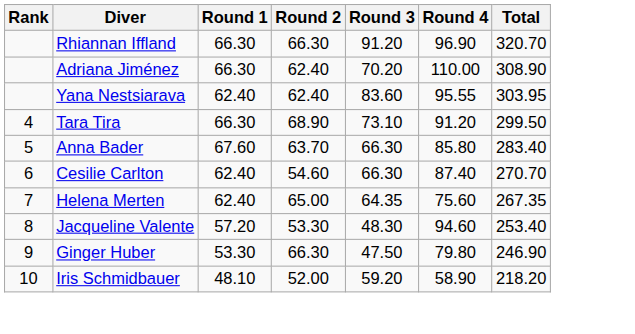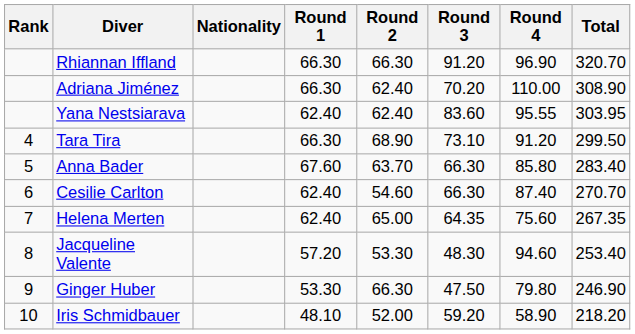+ column: (239, 26)
